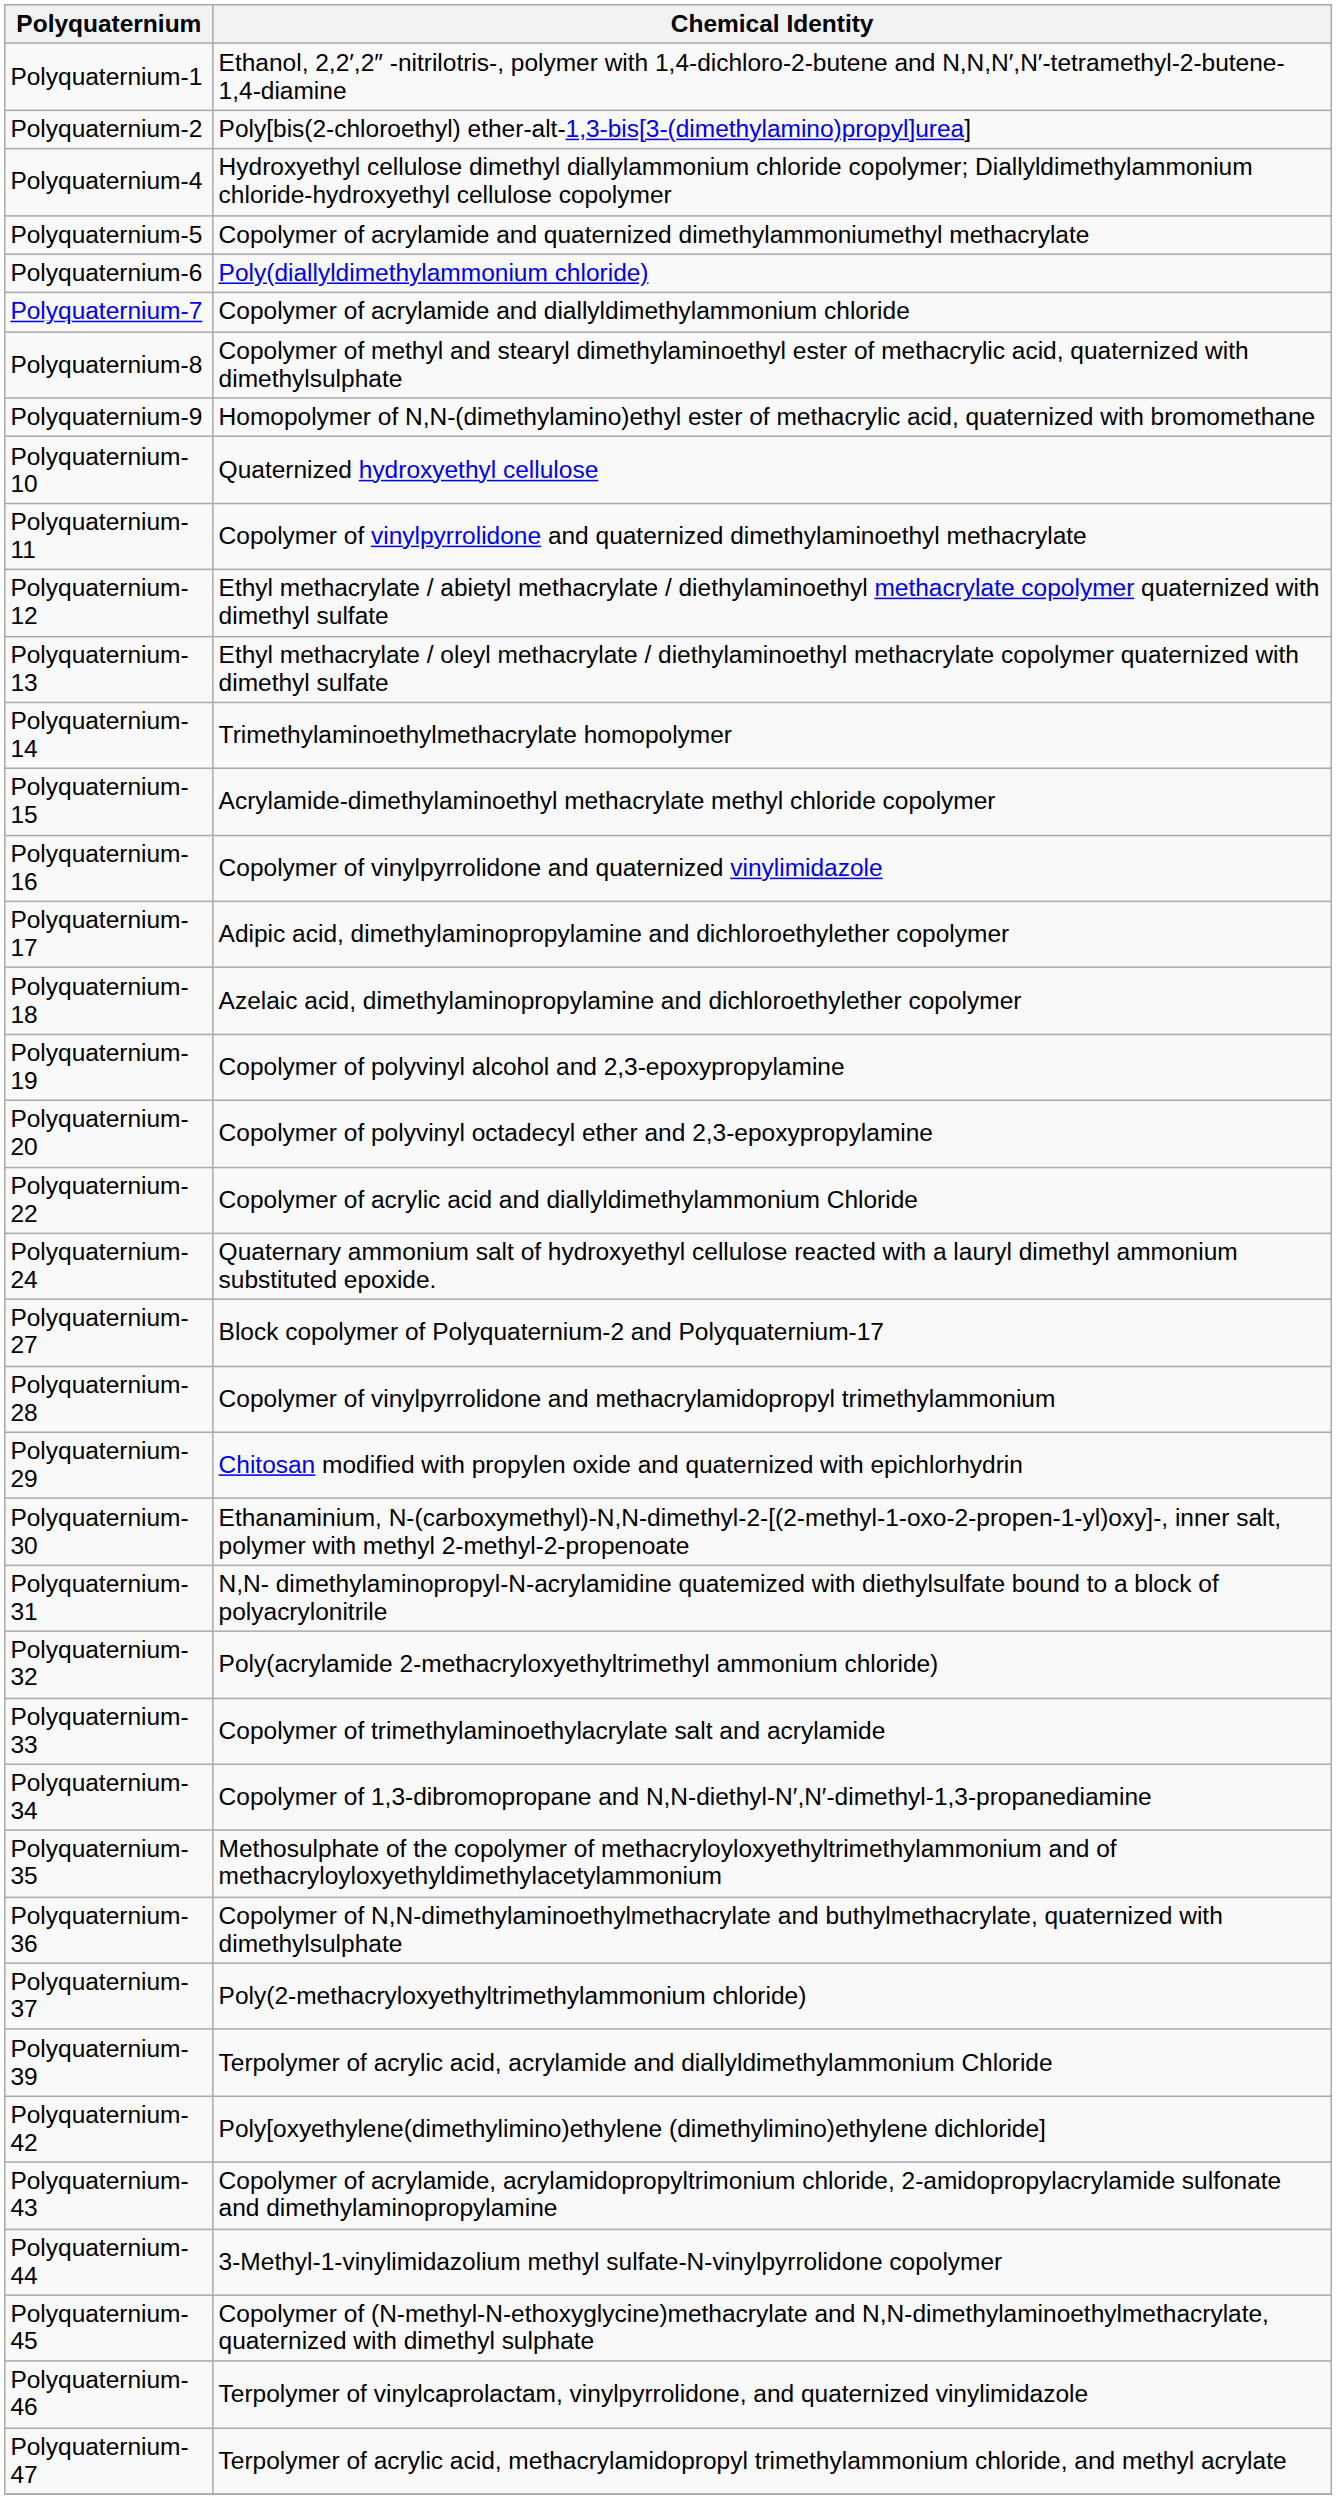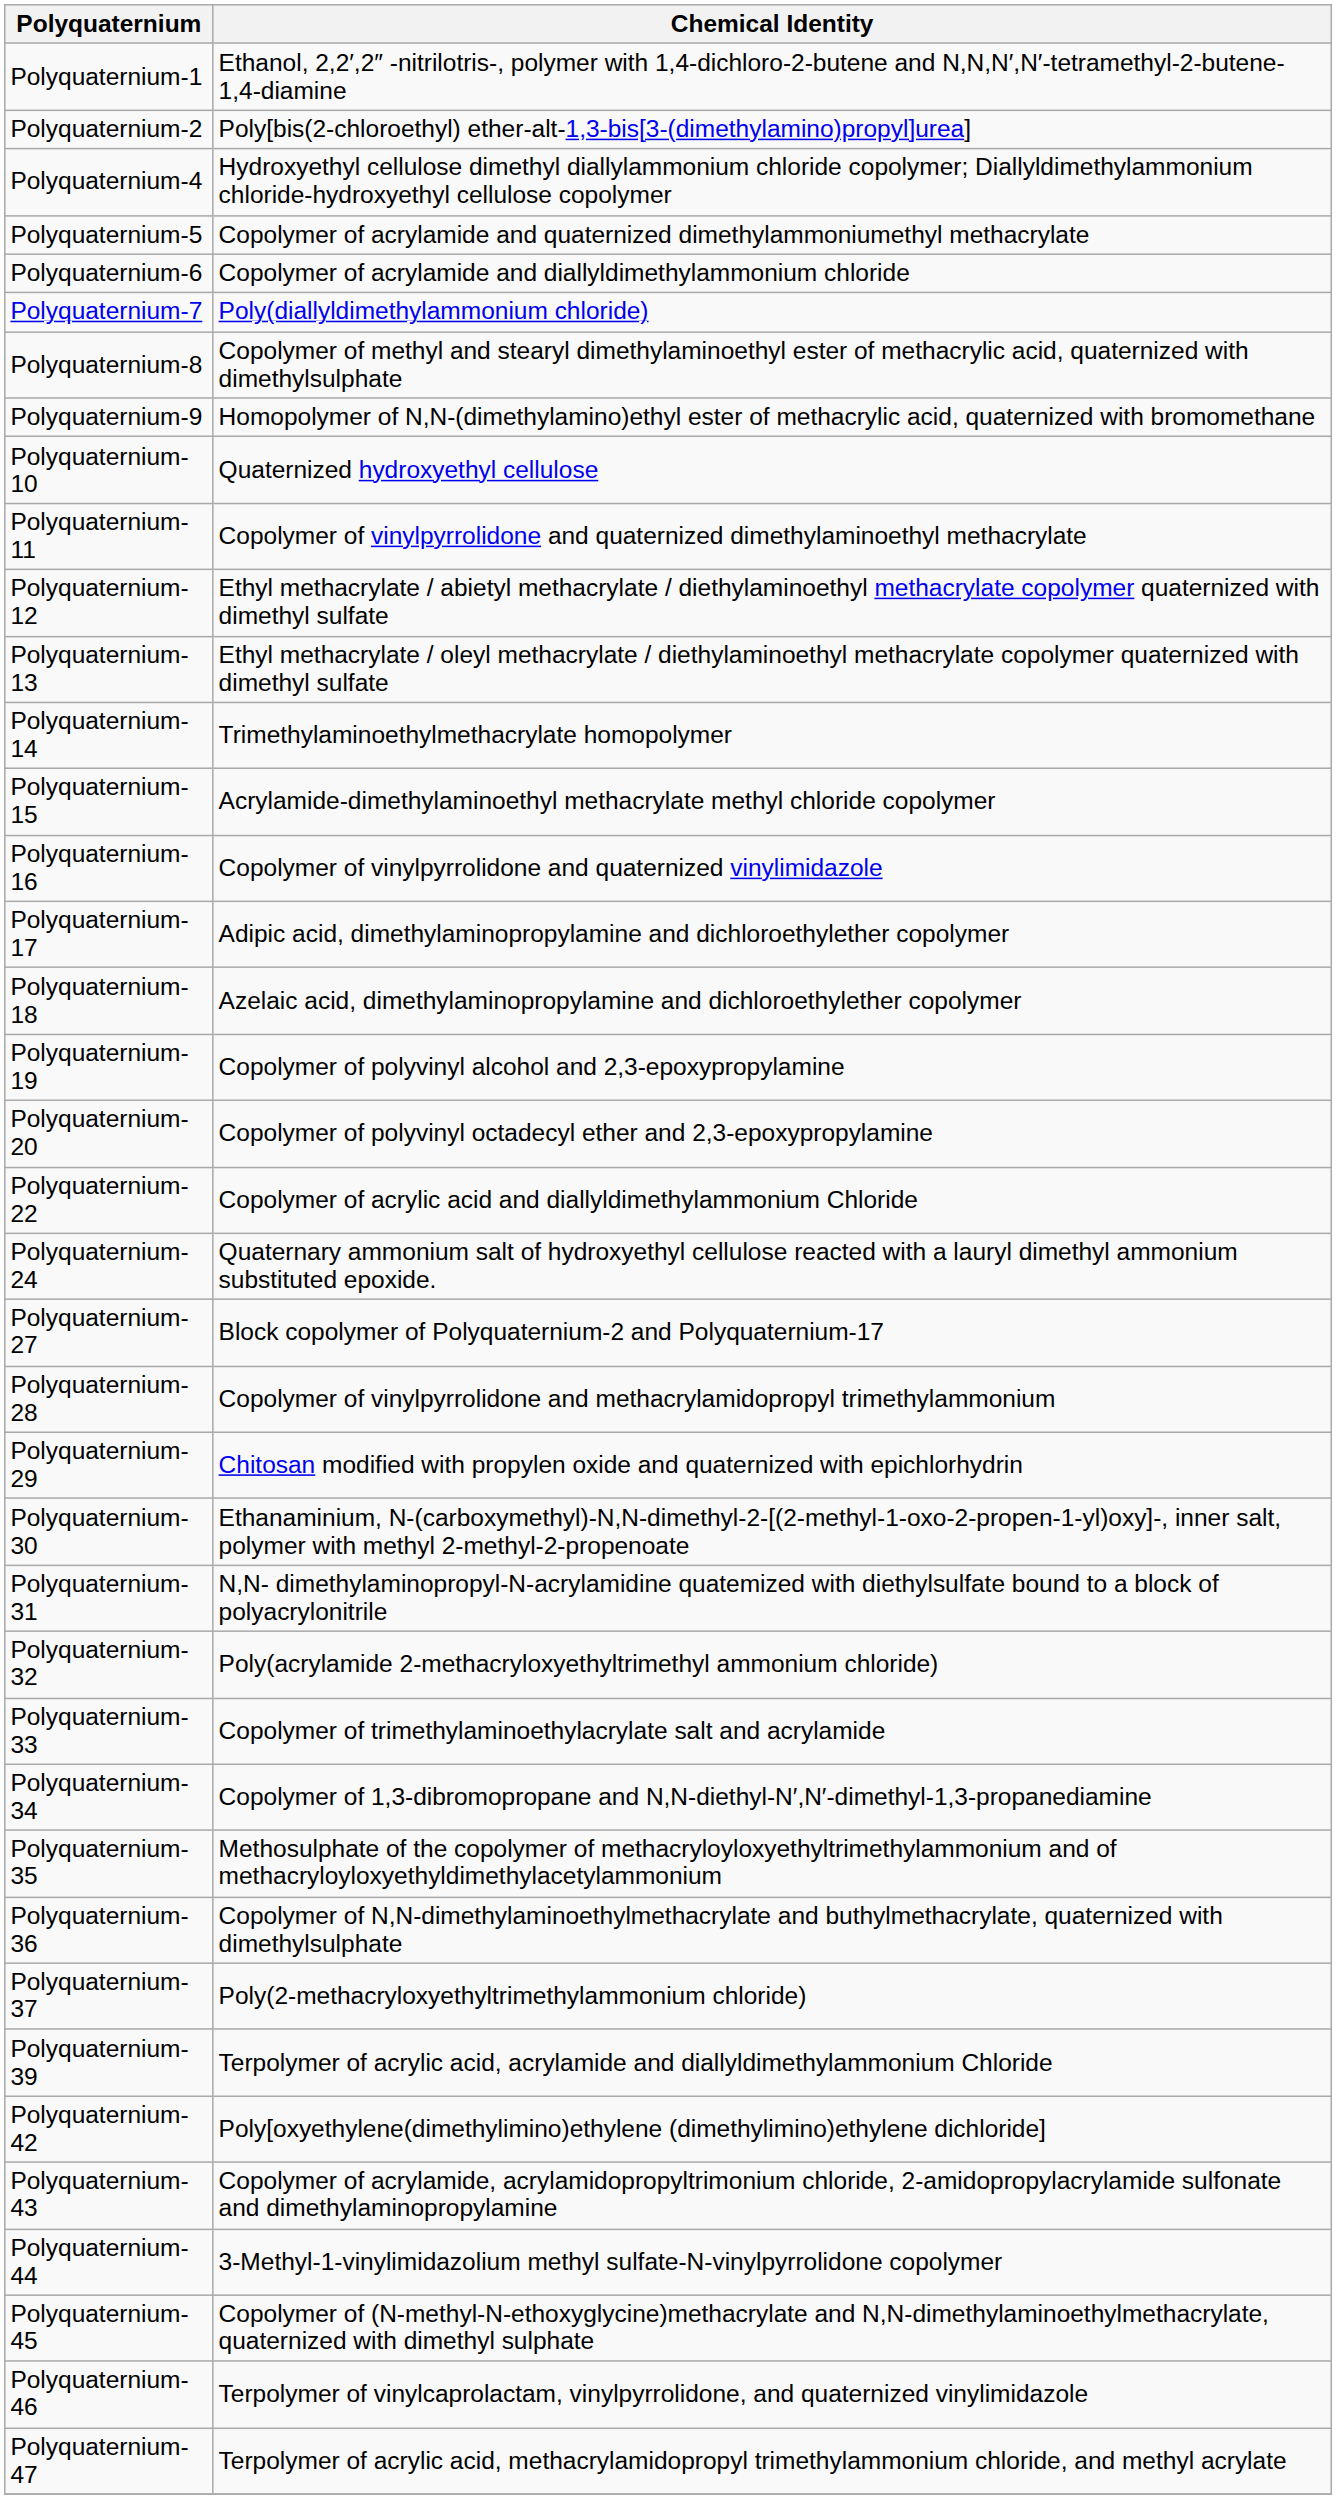(434, 273) Poly(diallyldimethylammonium chloride) -> (564, 273) Copolymer of acrylamide and diallyldimethylammonium chloride
(564, 311) Copolymer of acrylamide and diallyldimethylammonium chloride -> (434, 311) Poly(diallyldimethylammonium chloride)
